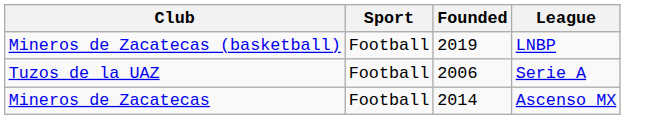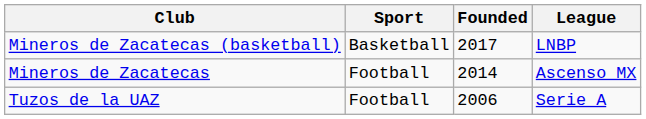(389, 46) Football -> (399, 46) Basketball
(457, 46) 2019 -> (477, 46) 2017
rows swapped: (109, 100) <-> (84, 73)
